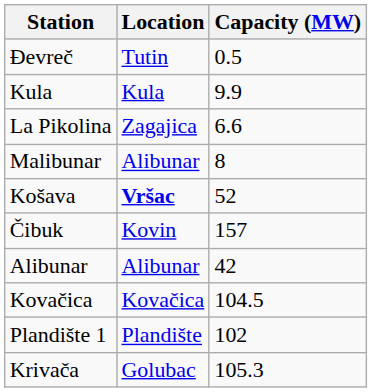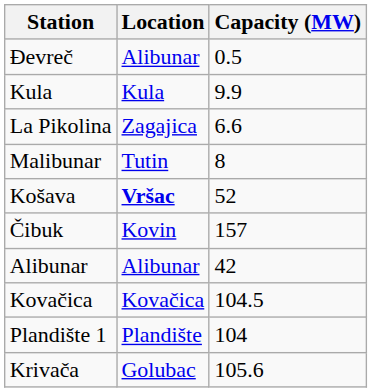(145, 56) Tutin -> (160, 56) Alibunar
(160, 160) Alibunar -> (145, 160) Tutin
(231, 334) 102 -> (231, 334) 104
(239, 369) 105.3 -> (239, 369) 105.6
